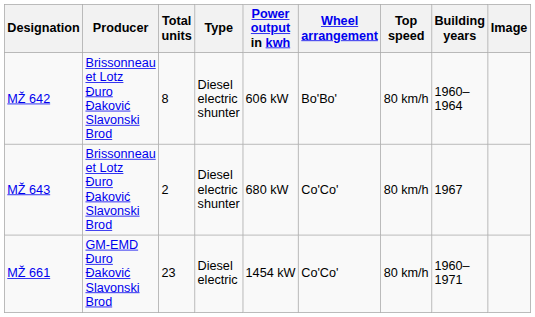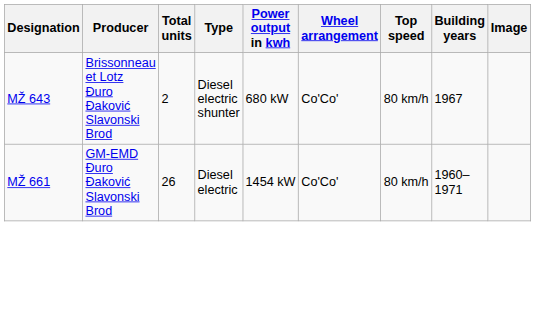- row: (29, 98)
(169, 273) 23 -> (169, 182) 26
